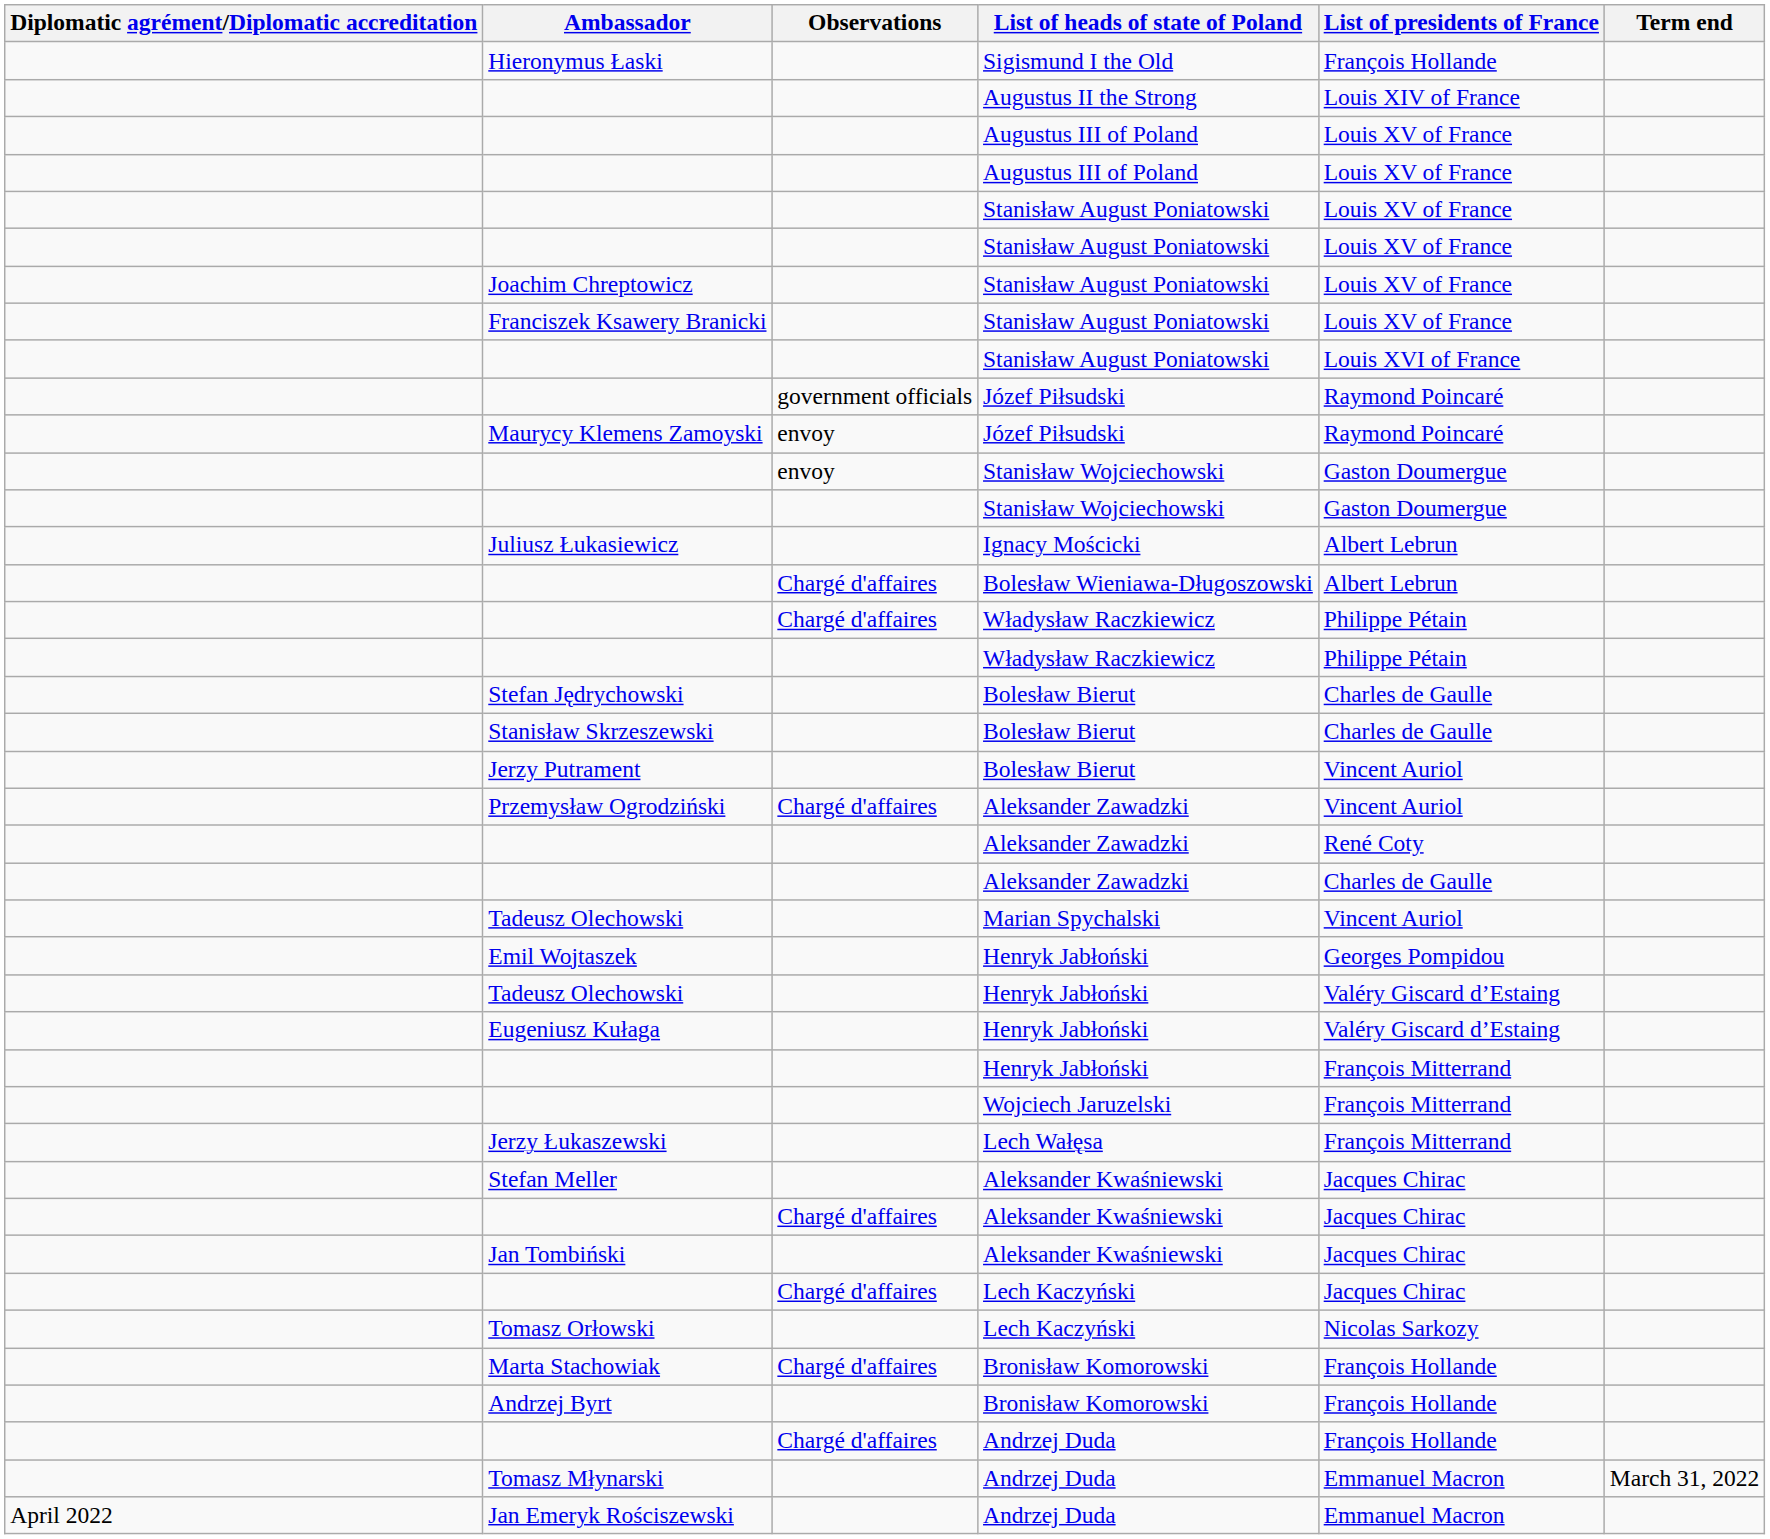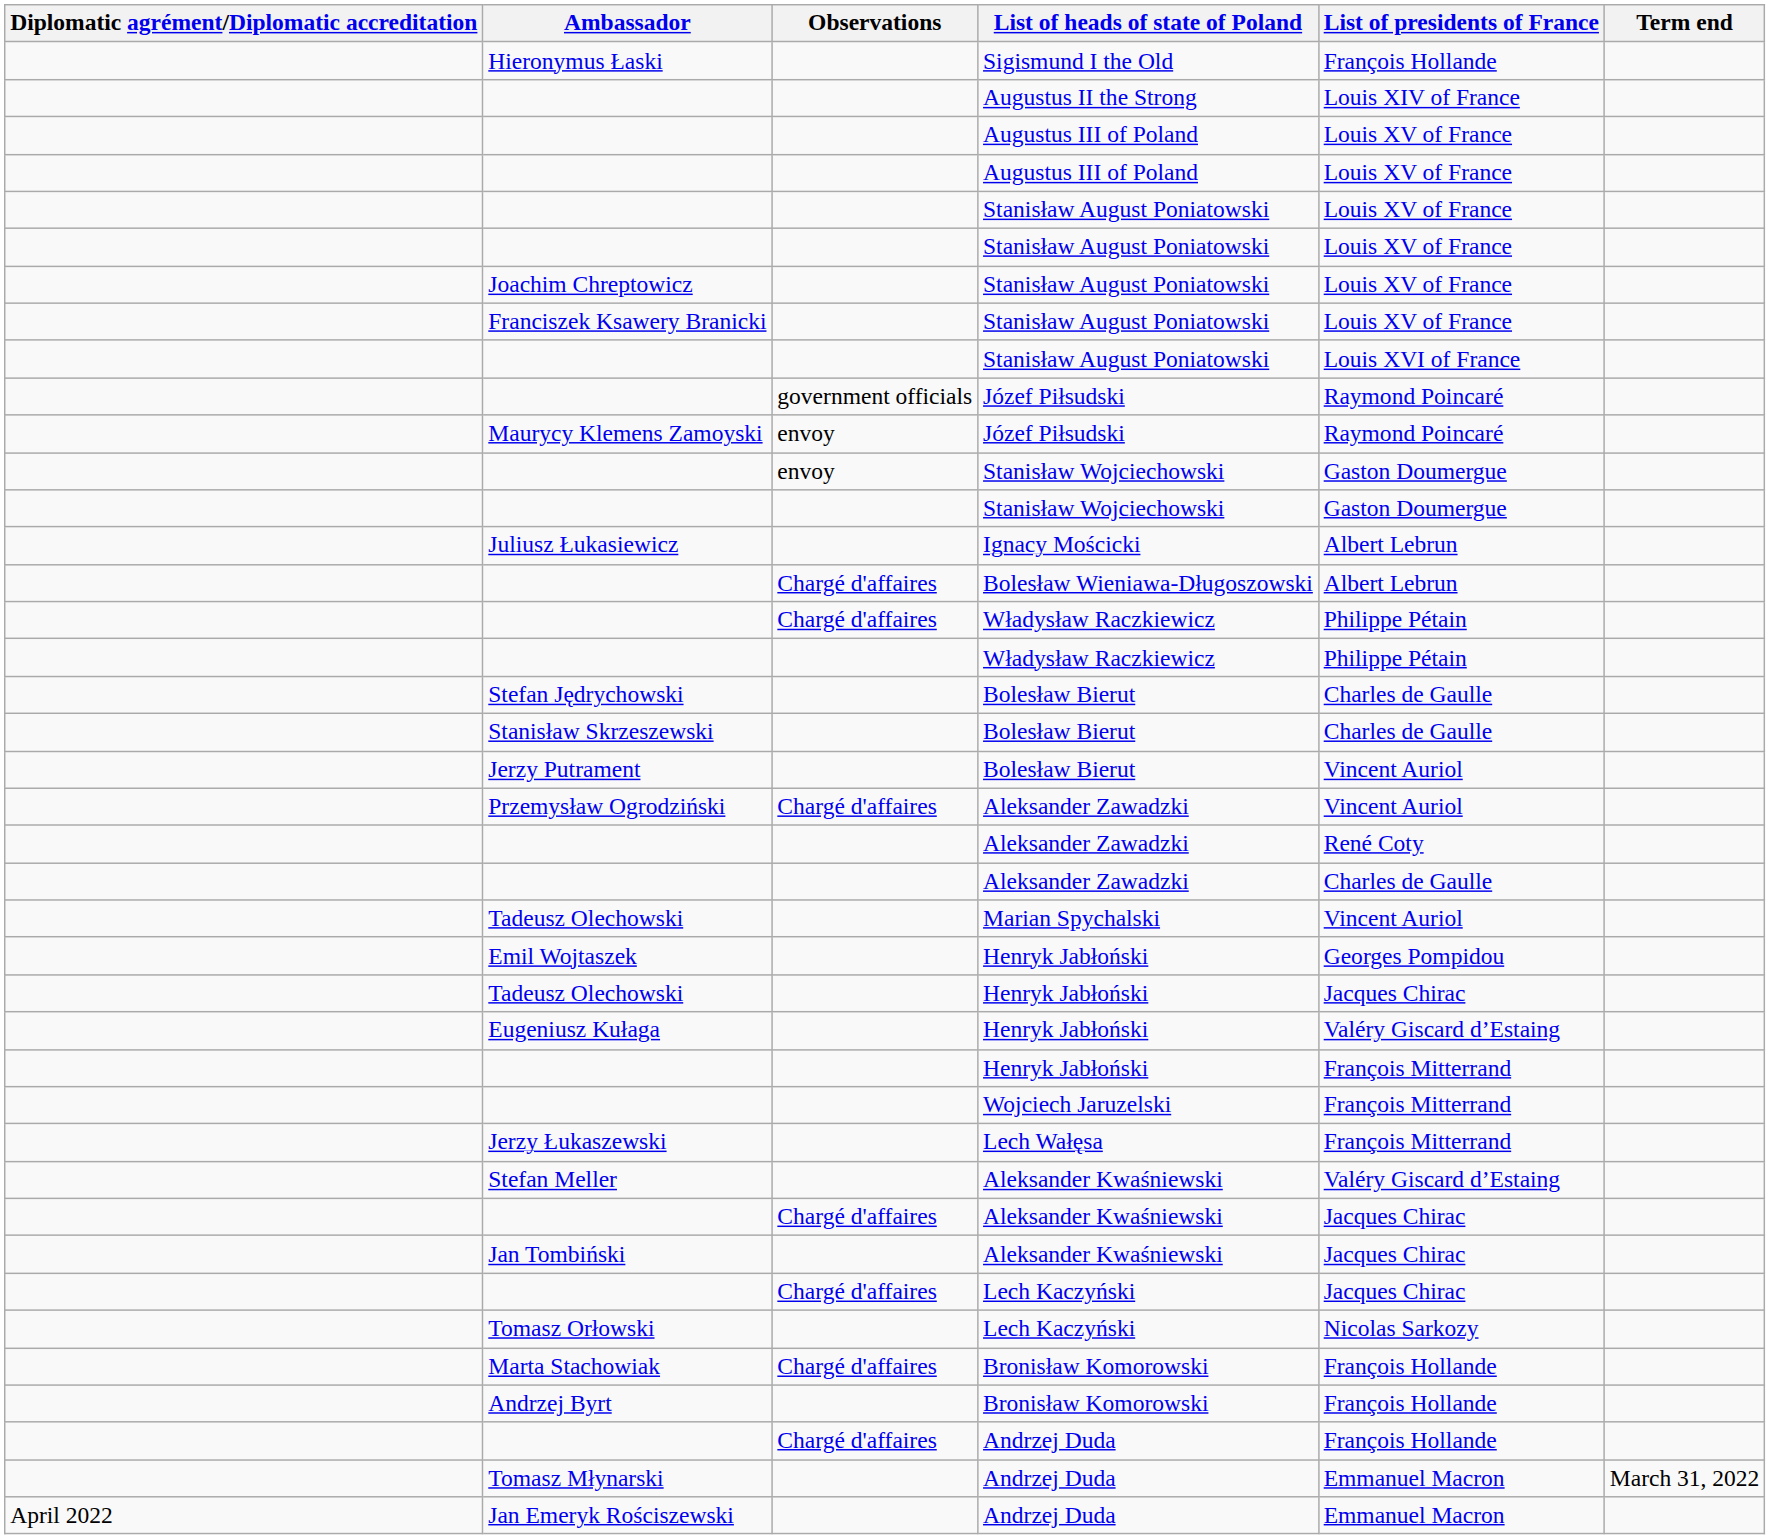(1442, 992) Valéry Giscard d’Estaing -> (1395, 992) Jacques Chirac
(1395, 1179) Jacques Chirac -> (1442, 1179) Valéry Giscard d’Estaing
